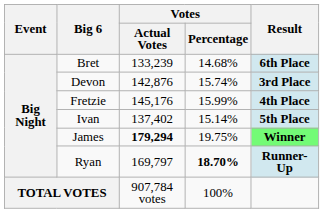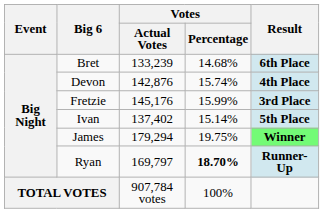(285, 82) 3rd Place -> (285, 82) 4th Place
(285, 100) 4th Place -> (285, 100) 3rd Place
(152, 137) bold -> (152, 137) normal
